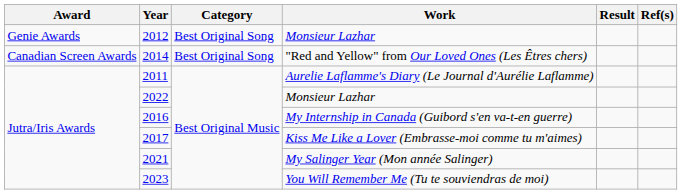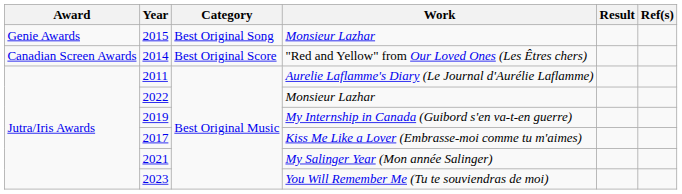(155, 35) 2012 -> (155, 35) 2015
(224, 55) Best Original Song -> (225, 55) Best Original Score
(155, 117) 2016 -> (155, 117) 2019
